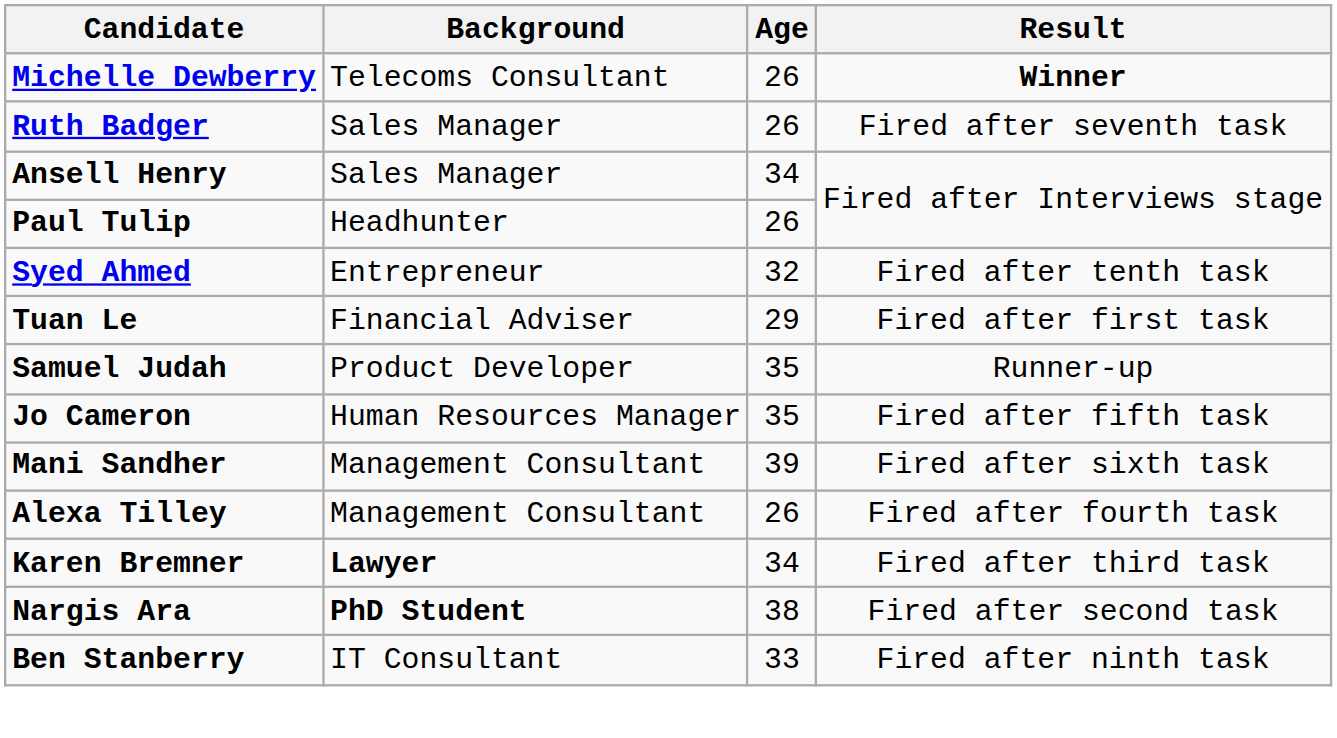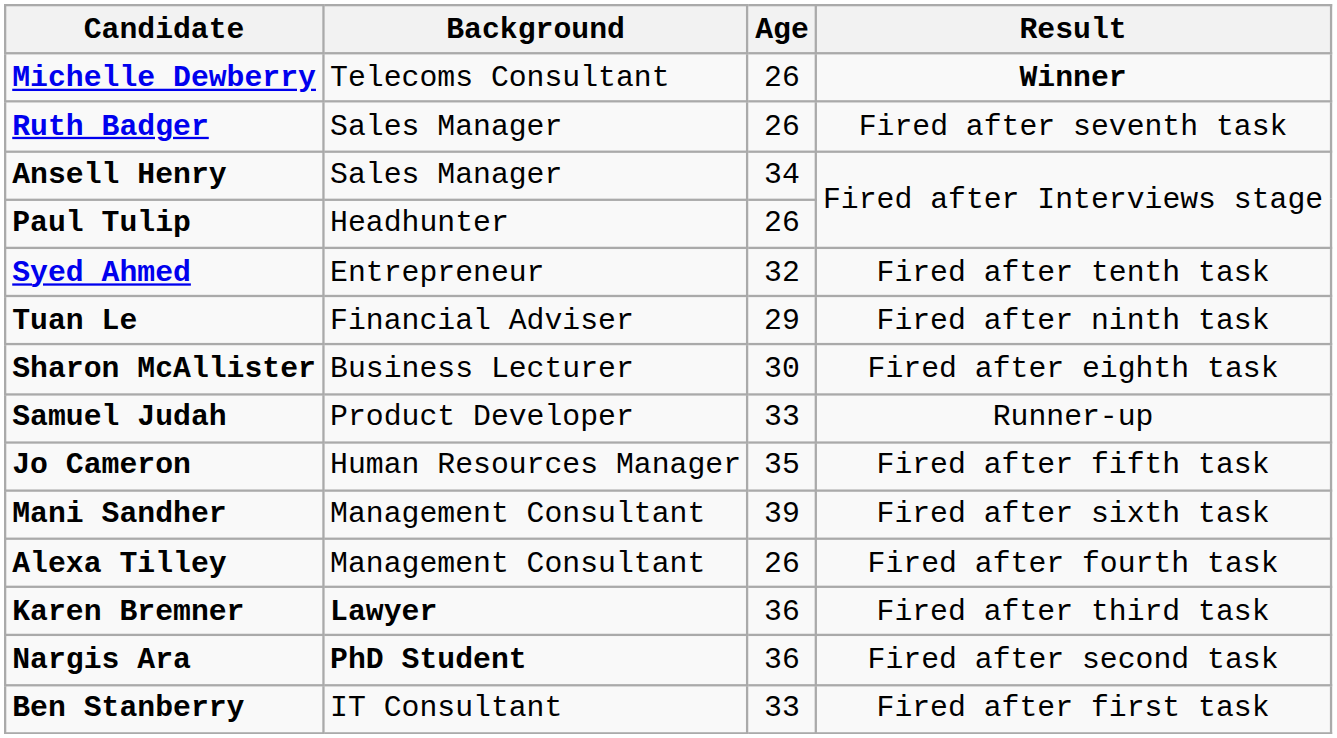(1073, 321) Fired after first task -> (1073, 321) Fired after ninth task
+ row: (164, 369)
(782, 369) 35 -> (782, 418) 33
(782, 563) 34 -> (782, 612) 36
(782, 612) 38 -> (782, 660) 36
(1073, 660) Fired after ninth task -> (1073, 709) Fired after first task
